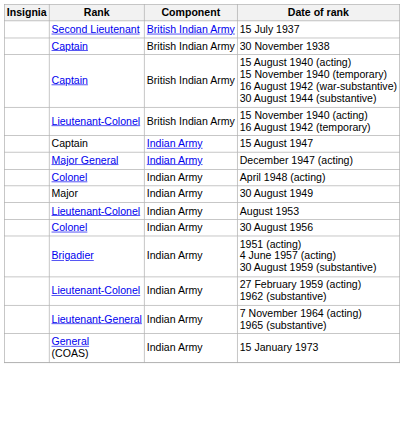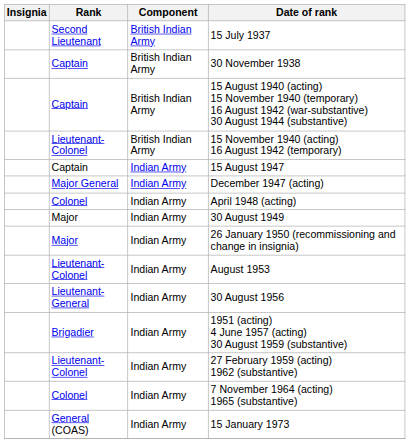+ row: (303, 240)
(69, 227) Colonel -> (78, 298) Lieutenant-General
(97, 319) Lieutenant-General -> (69, 395) Colonel
